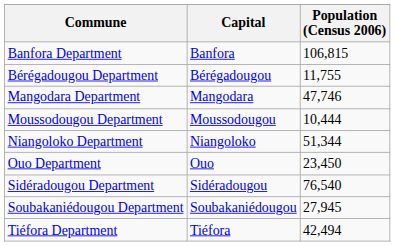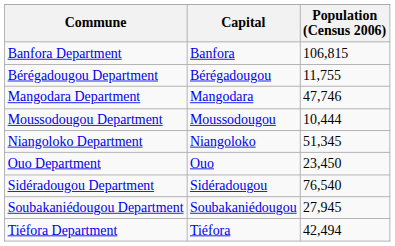(322, 141) 51,344 -> (322, 141) 51,345
